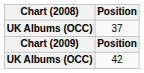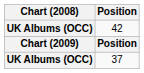rows swapped: (117, 28) <-> (117, 60)
